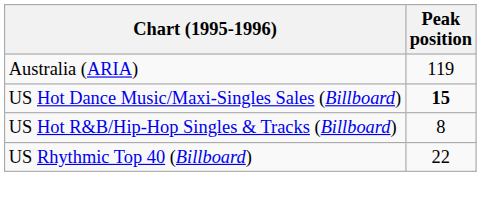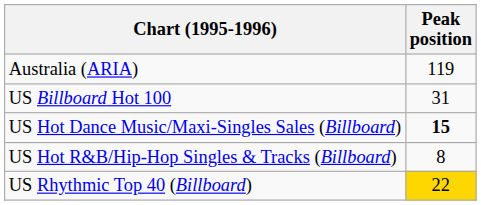+ row: (90, 98)
(441, 156) no background -> (441, 185) gold background
